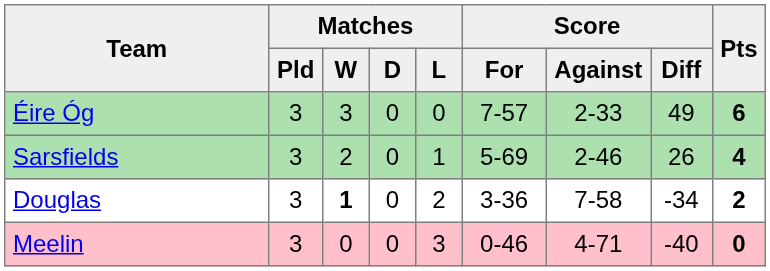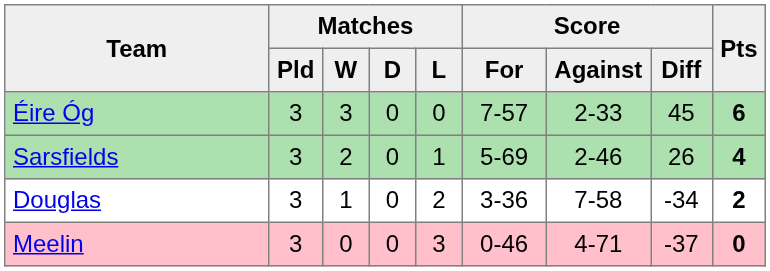(681, 113) 49 -> (681, 113) 45
(346, 200) bold -> (346, 200) normal
(681, 243) -40 -> (681, 243) -37
